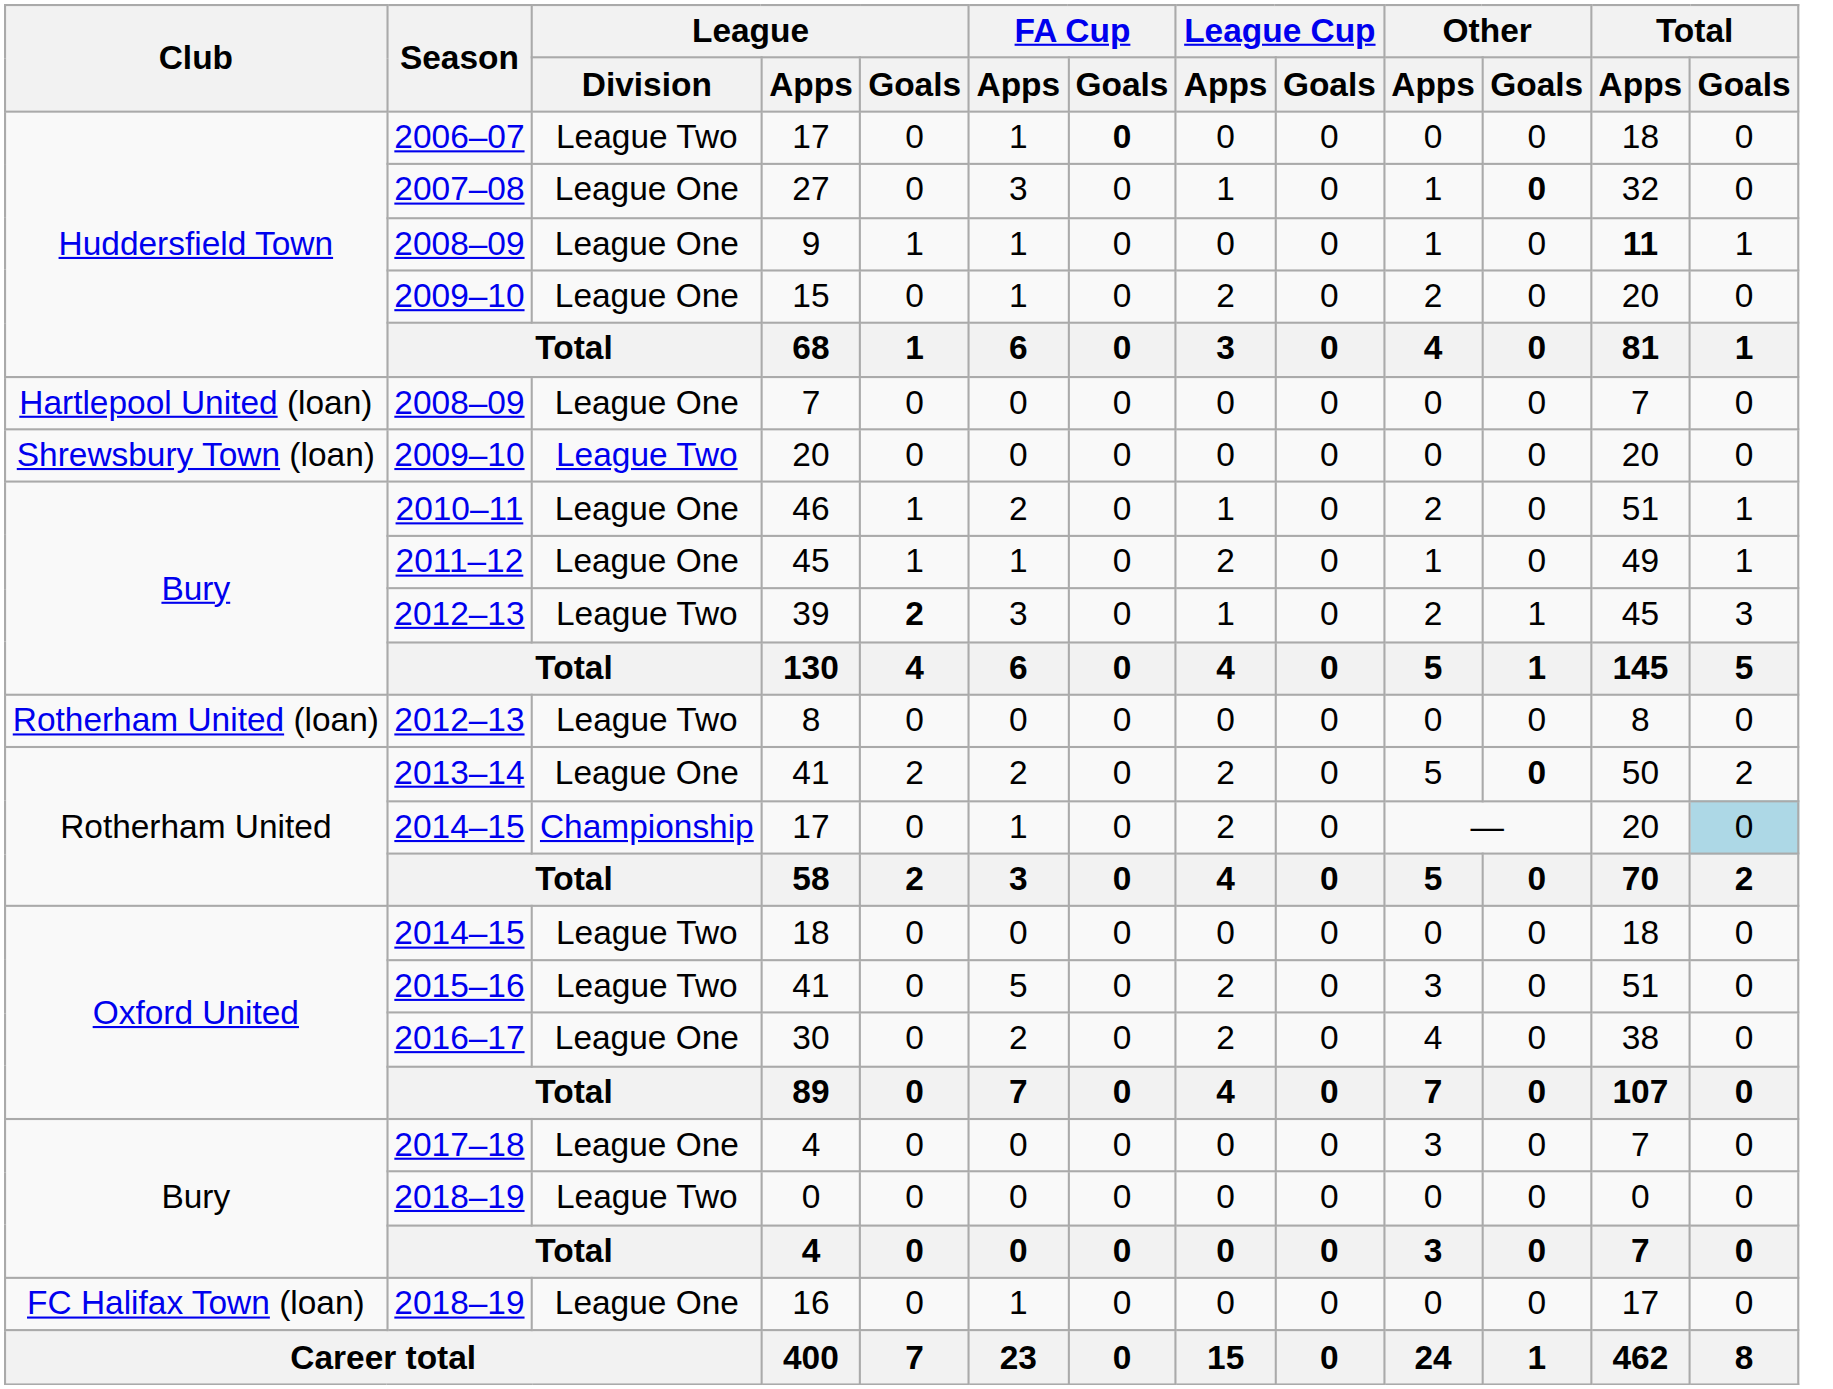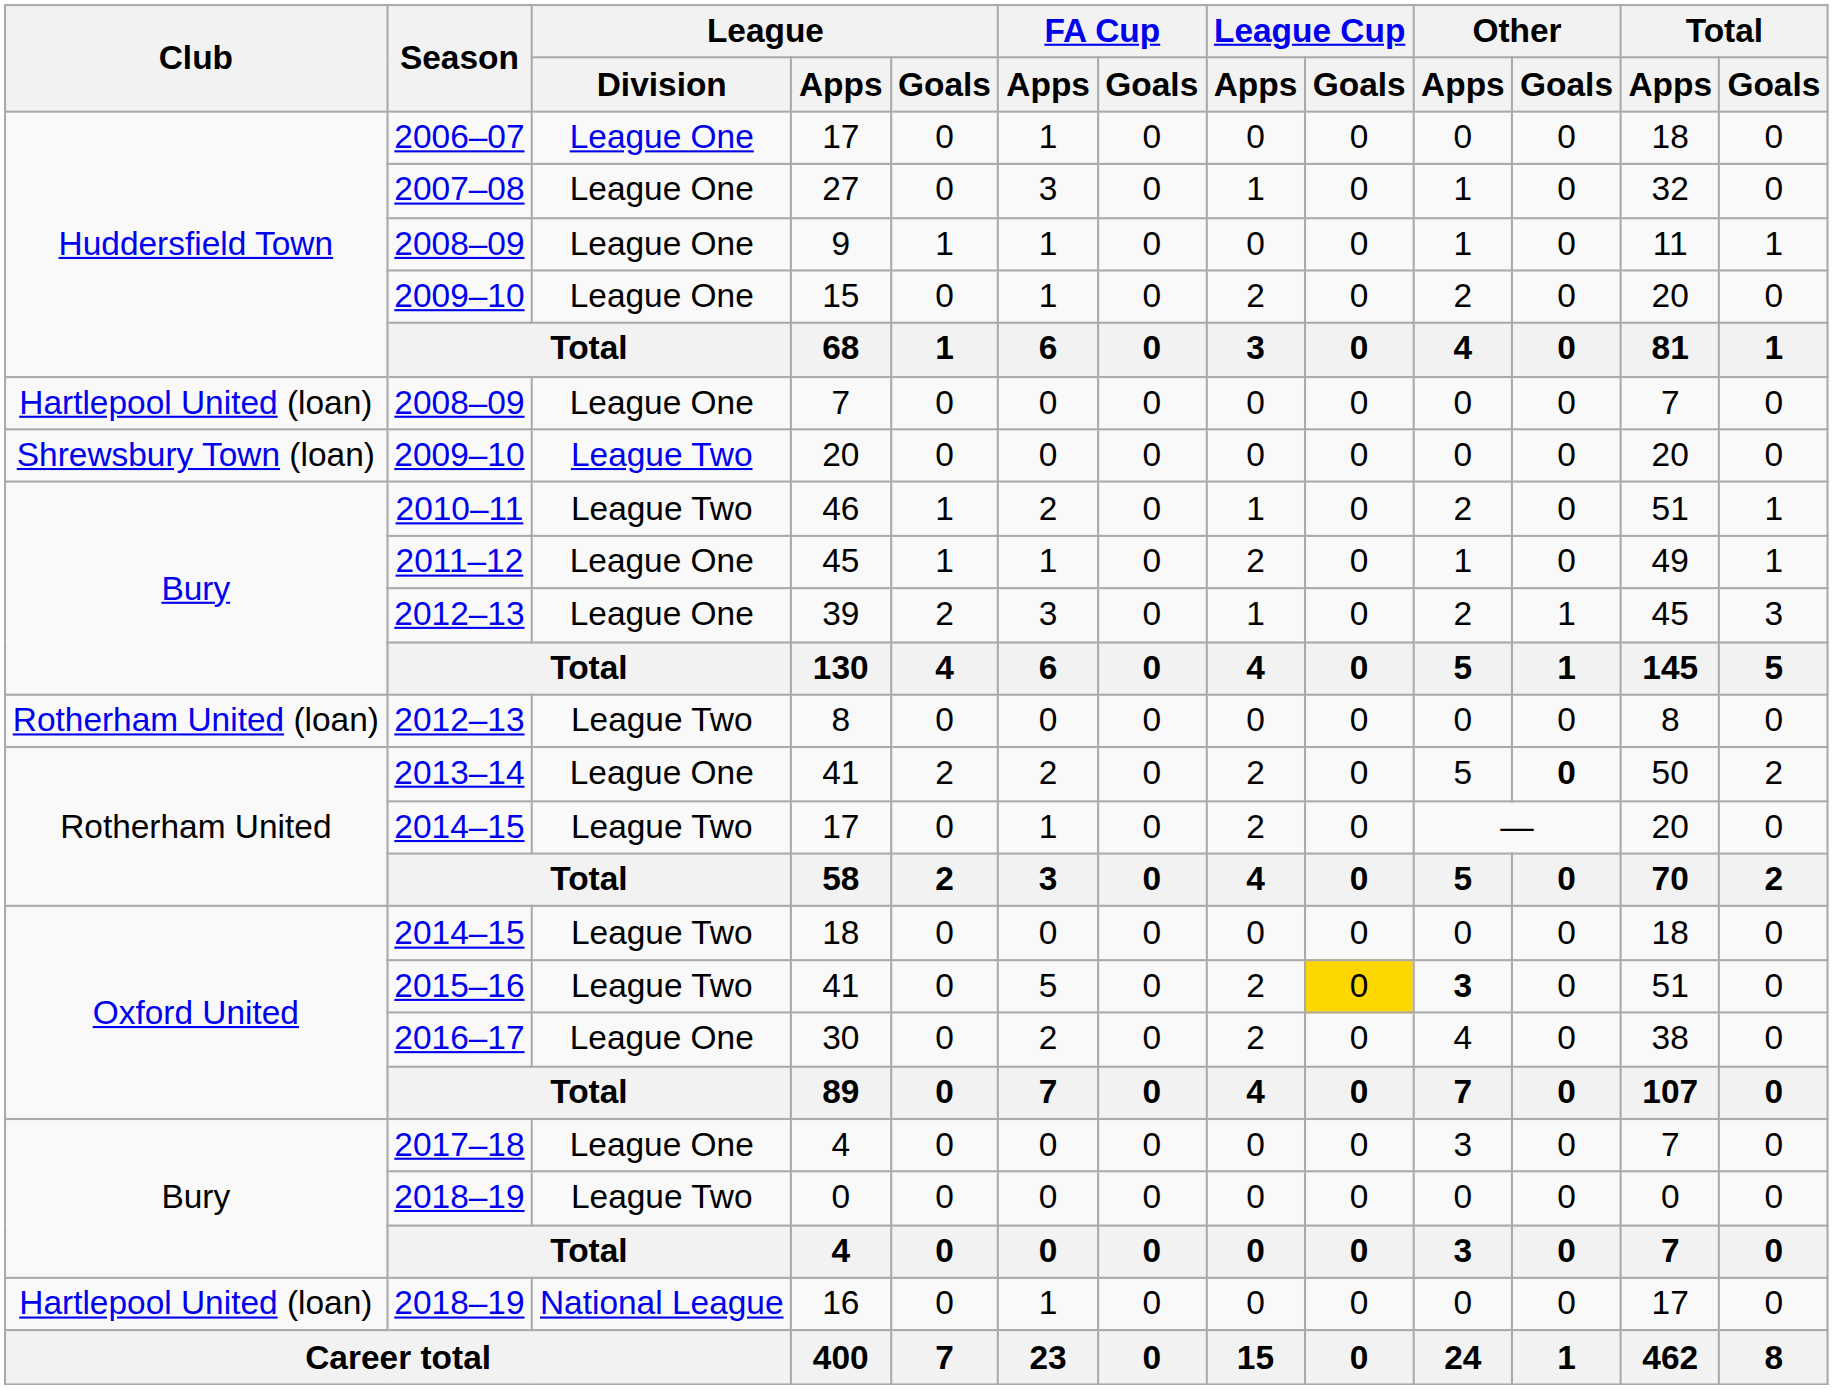(647, 137) League Two -> (662, 137) League One
(1122, 137) bold -> (1152, 137) normal
(1537, 190) bold -> (1567, 190) normal
(1640, 243) bold -> (1670, 243) normal
(647, 508) League One -> (662, 508) League Two
(647, 614) League Two -> (662, 614) League One
(915, 614) bold -> (944, 614) normal
(647, 826) Championship -> (662, 826) League Two
(1744, 826) lightblue background -> (1774, 826) no background
(1329, 985) no background -> (1359, 985) gold background
(1433, 985) normal -> (1463, 985) bold
(196, 1303) FC Halifax Town (loan) -> (196, 1303) Hartlepool United (loan)
(647, 1303) League One -> (662, 1303) National League
